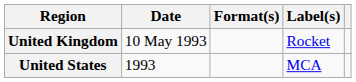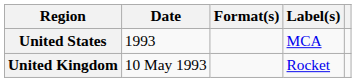rows swapped: (63, 65) <-> (63, 41)
